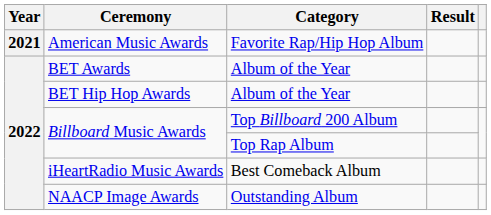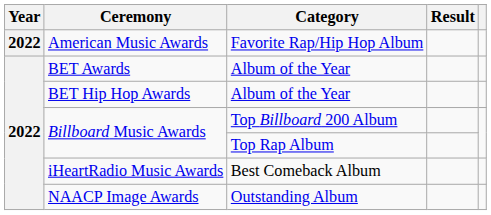(24, 42) 2021 -> (24, 42) 2022
